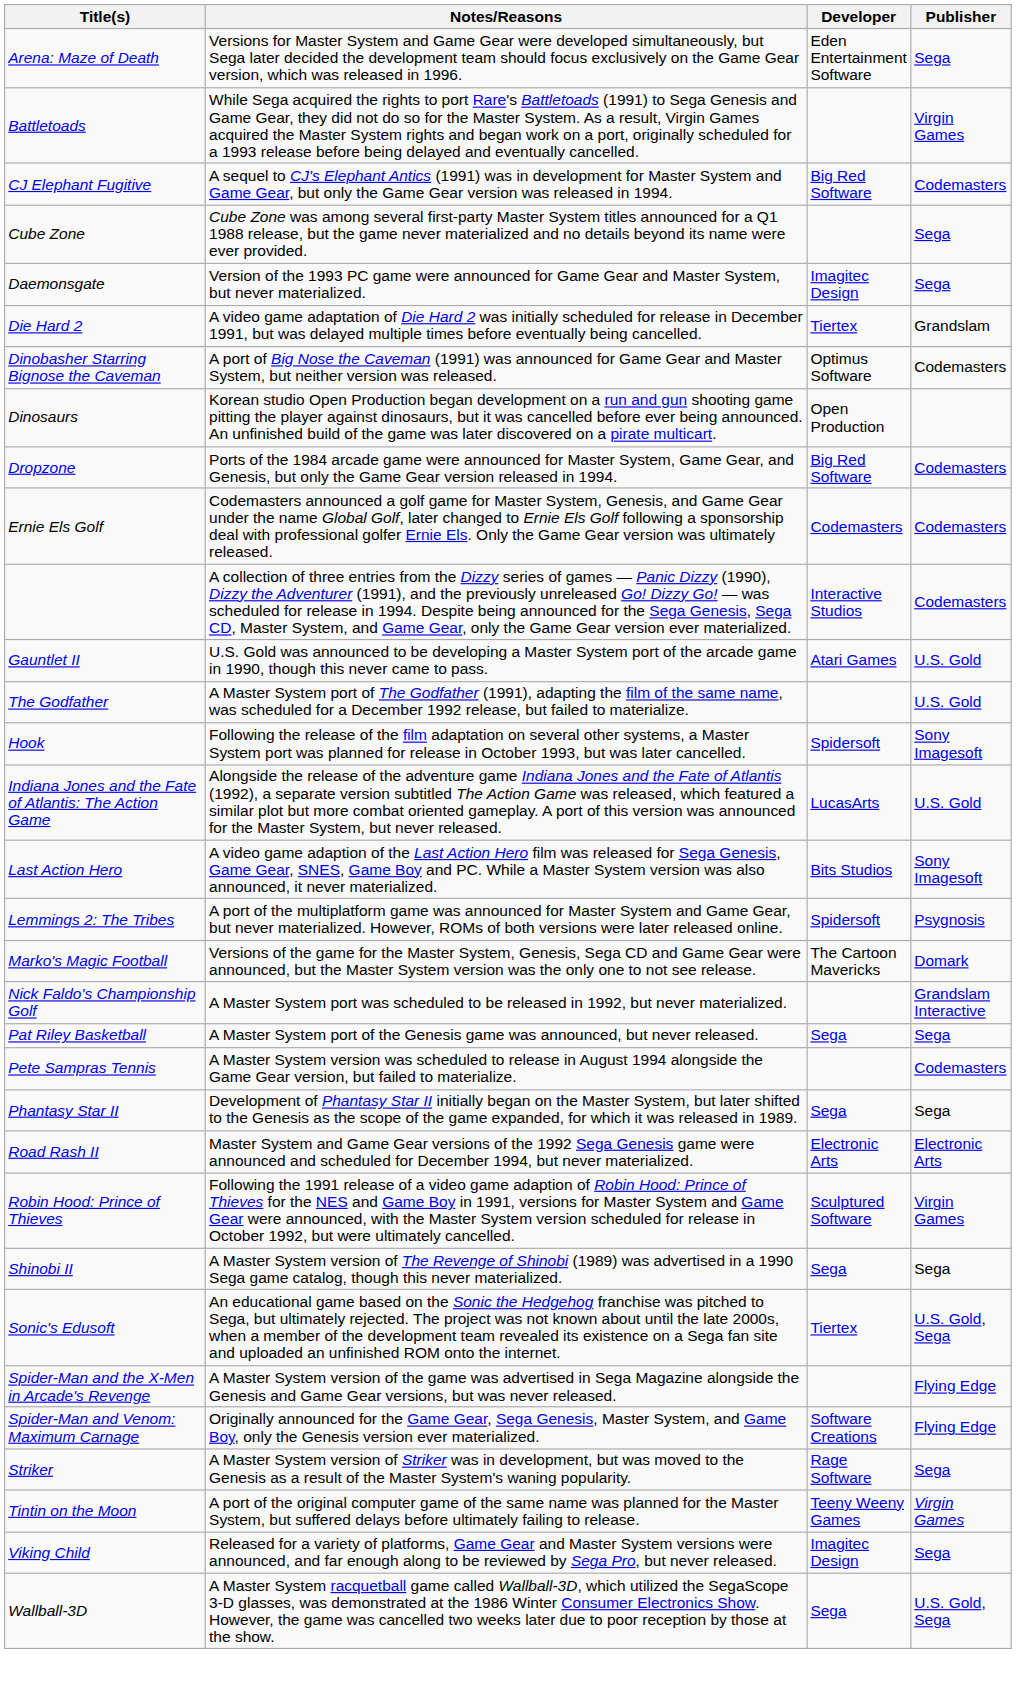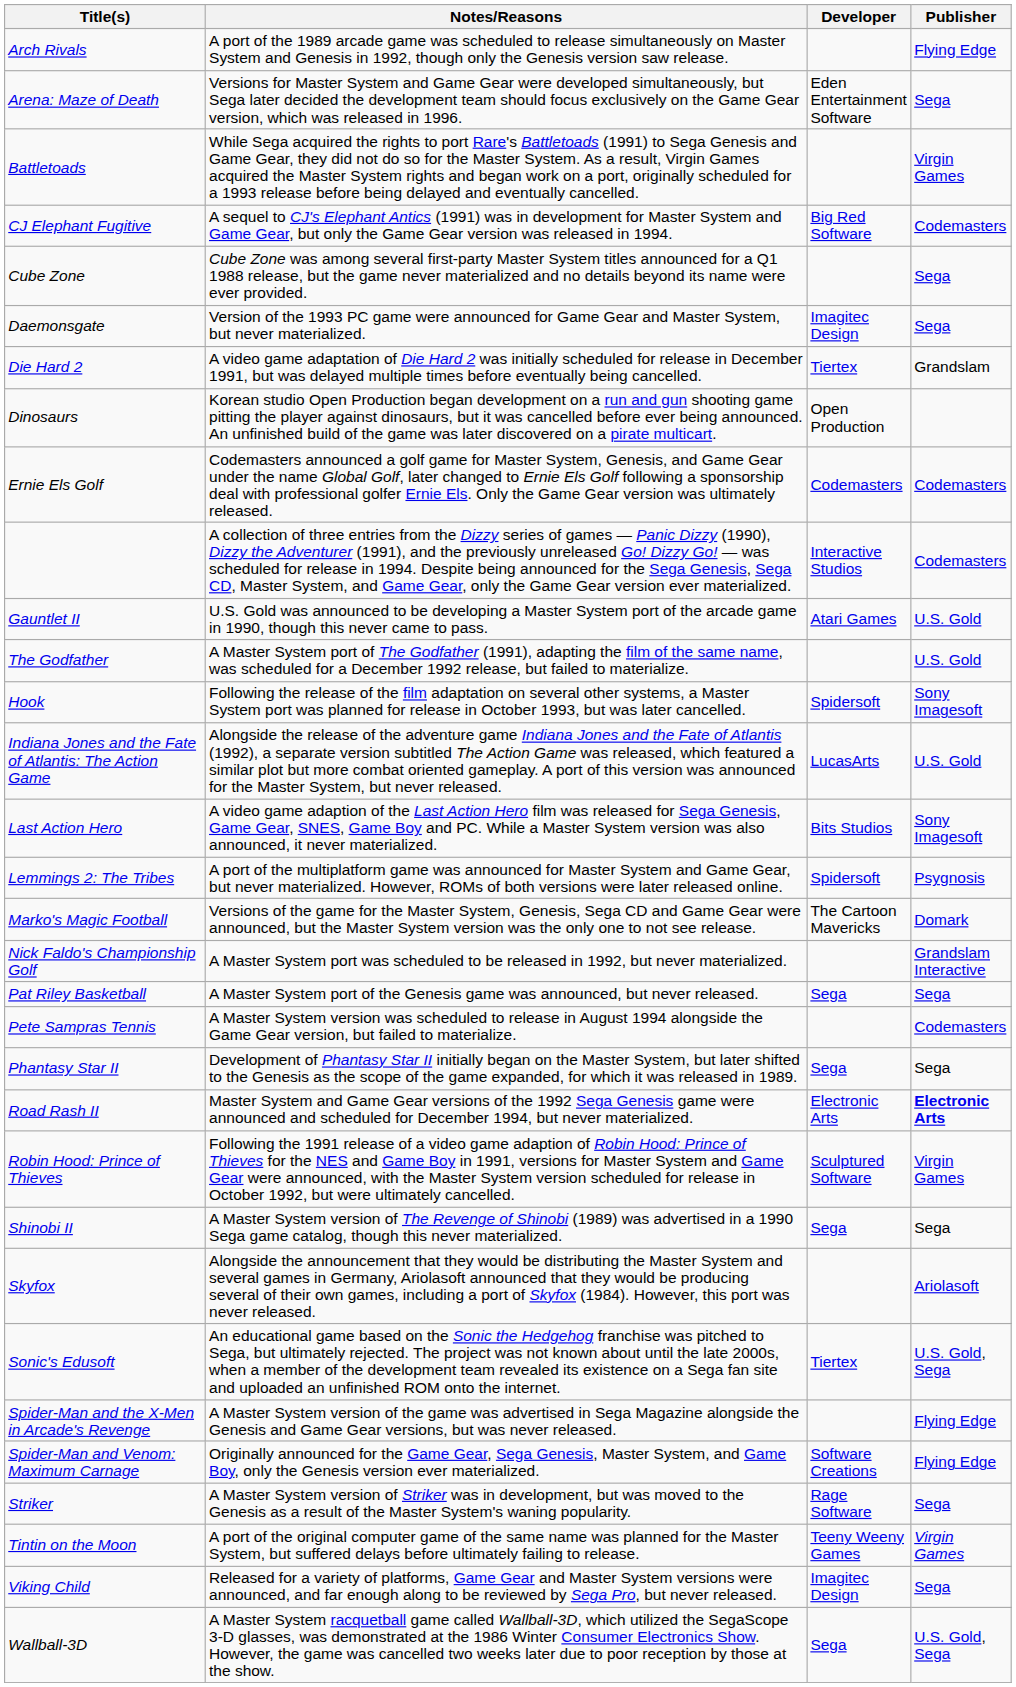+ row: (47, 49)
- row: (84, 367)
- row: (42, 467)
(948, 1151) normal -> (952, 1110) bold
+ row: (31, 1286)
